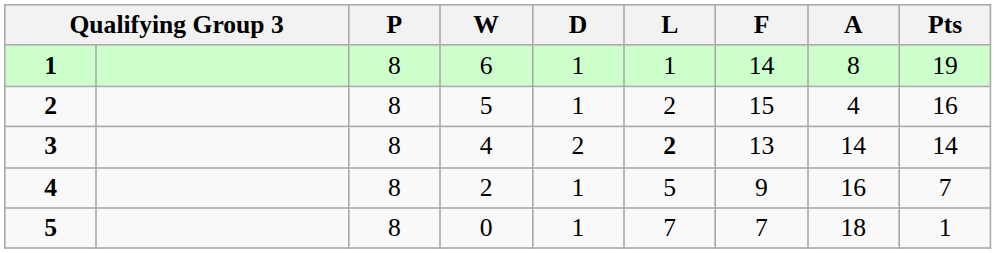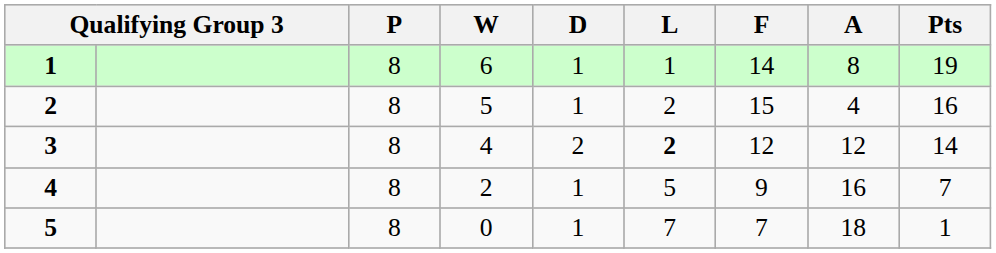(762, 146) 13 -> (762, 146) 12
(853, 146) 14 -> (853, 146) 12
